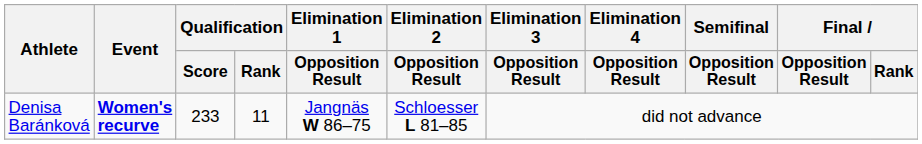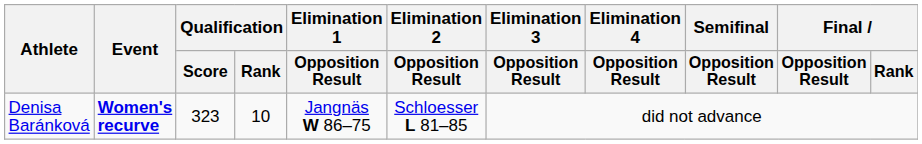(205, 117) 233 -> (205, 117) 323
(261, 117) 11 -> (261, 117) 10
